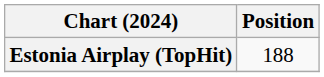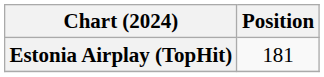(278, 54) 188 -> (278, 54) 181
